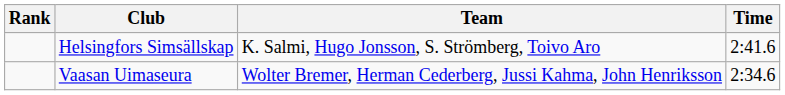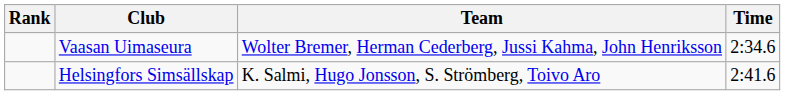rows swapped: (125, 75) <-> (146, 47)
